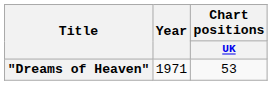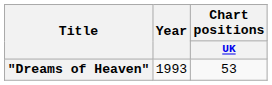(171, 69) 1971 -> (171, 69) 1993
